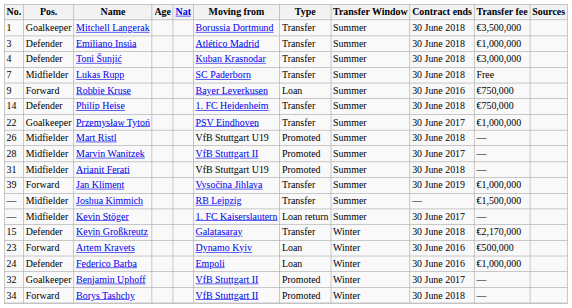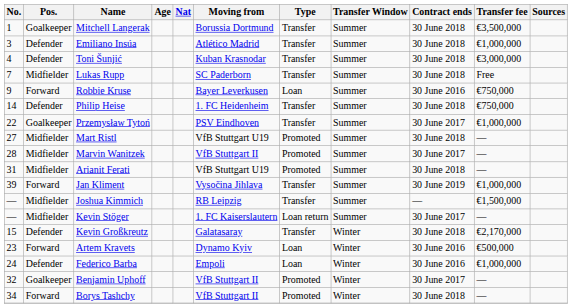(12, 138) 26 -> (12, 138) 27
